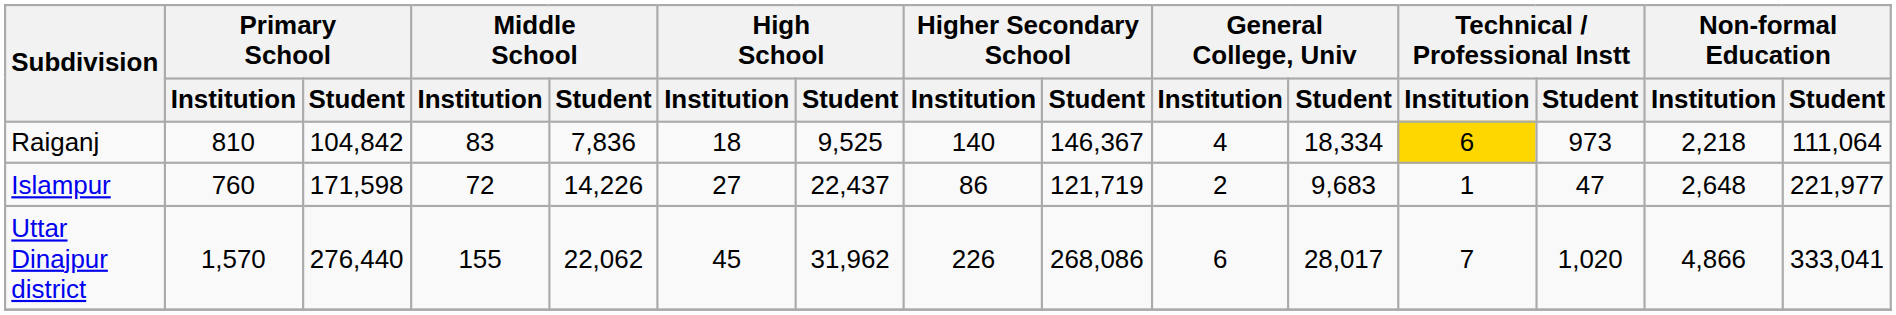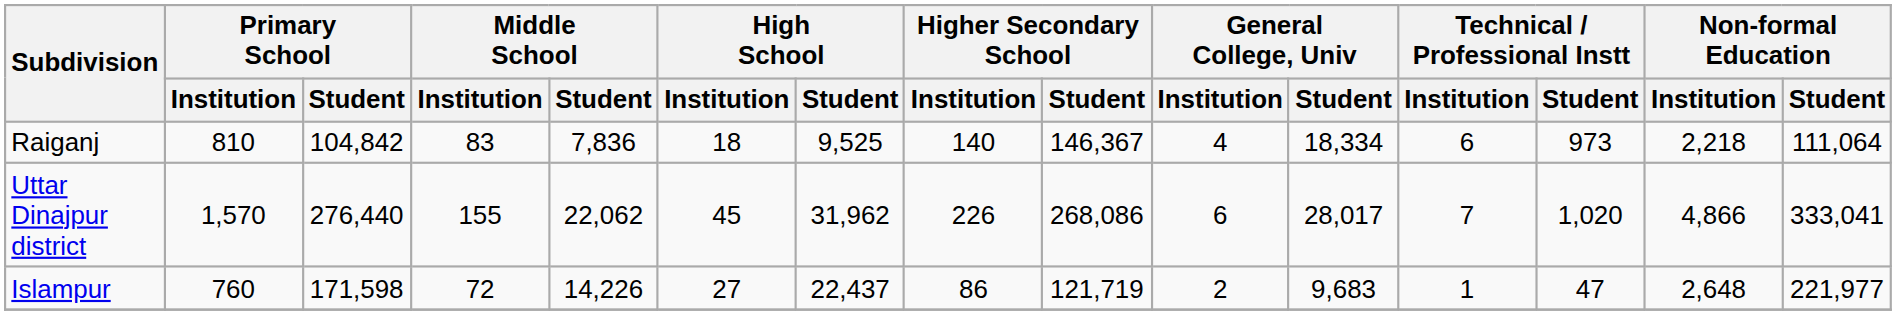(1467, 142) gold background -> (1467, 142) no background
rows swapped: (61, 185) <-> (60, 258)
